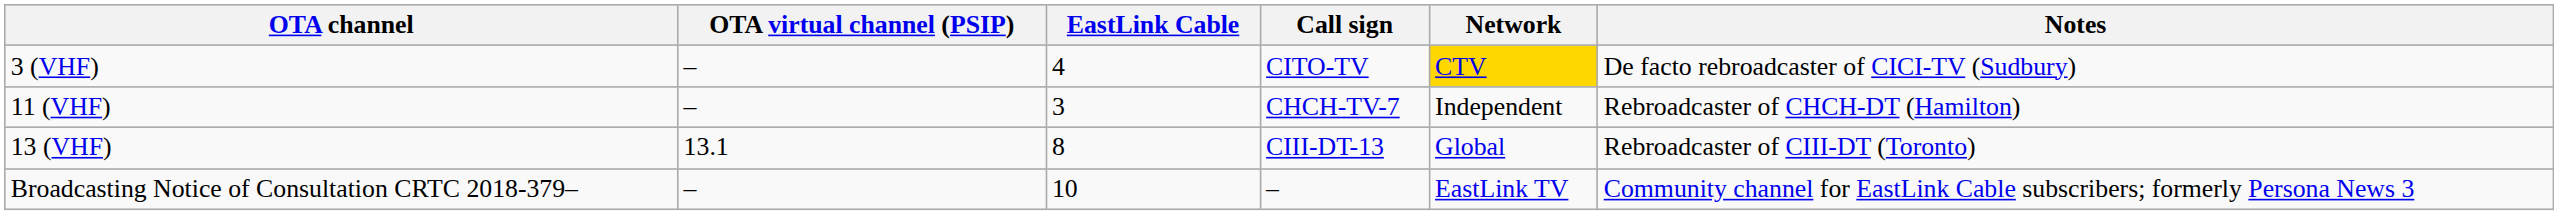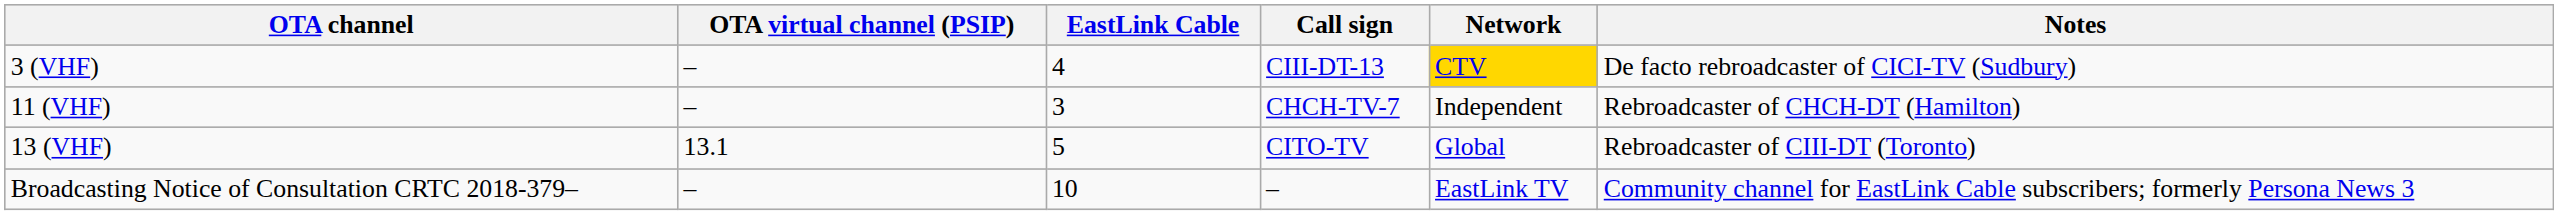(1317, 65) CITO-TV -> (1325, 65) CIII-DT-13
(1058, 147) 8 -> (1058, 147) 5
(1325, 147) CIII-DT-13 -> (1317, 147) CITO-TV
